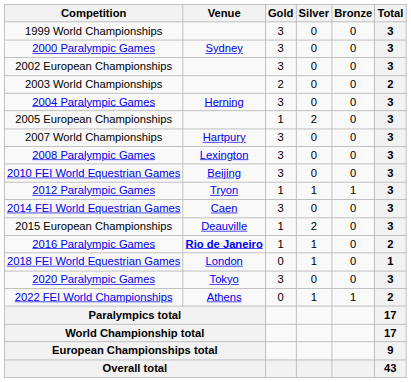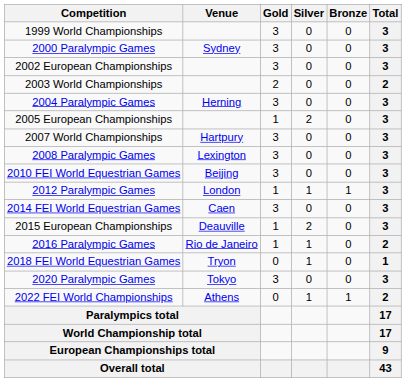(224, 191) Tryon -> (222, 191) London
(224, 244) bold -> (222, 244) normal
(224, 262) London -> (222, 262) Tryon
